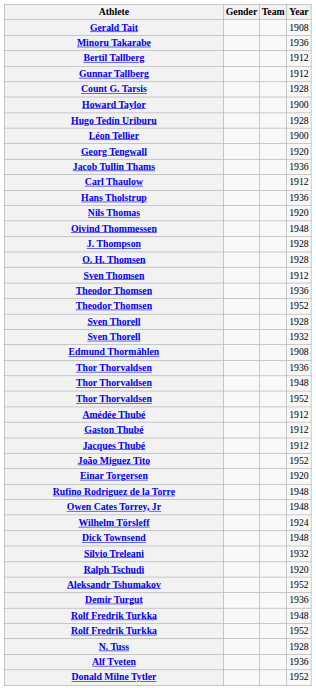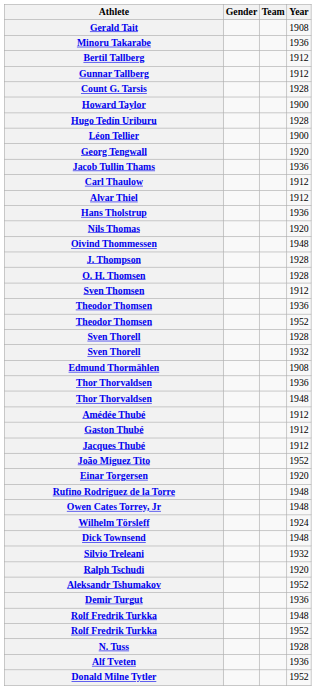+ row: (114, 197)
- row: (114, 399)
